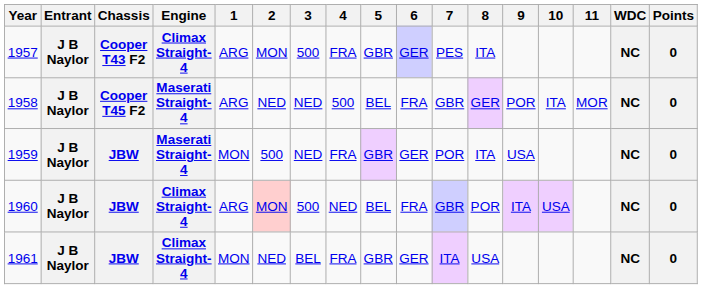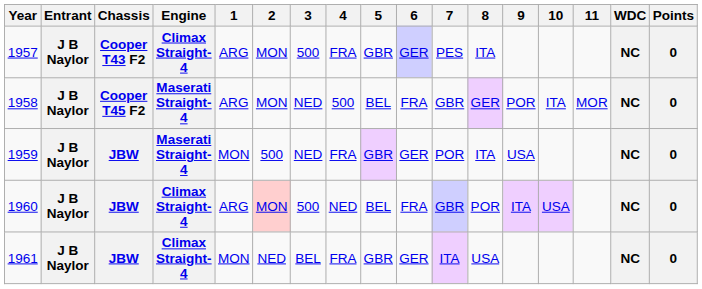(272, 103) NED -> (272, 103) MON
